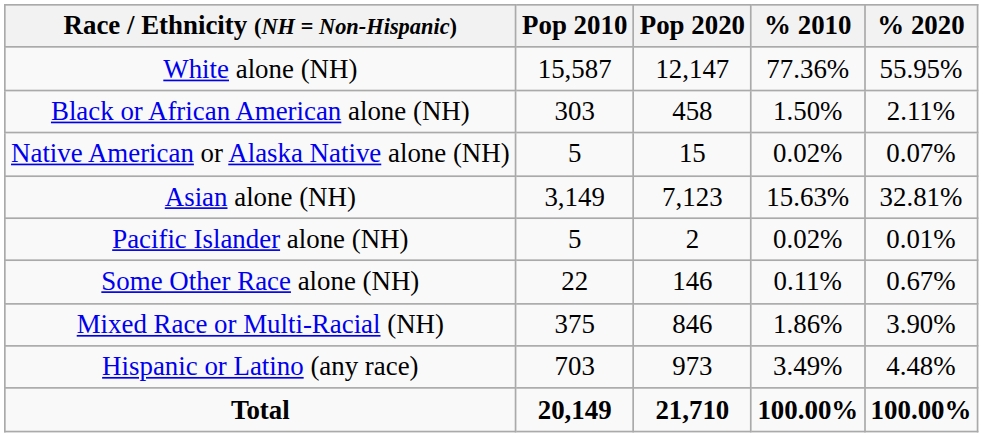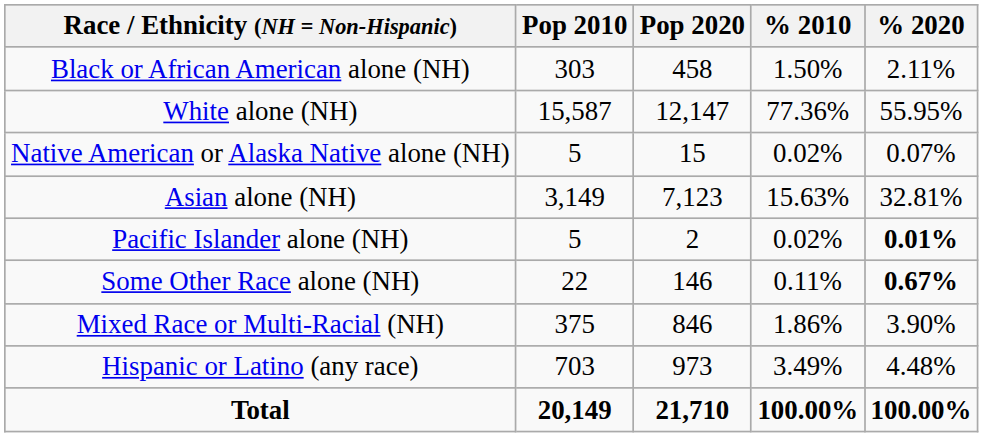rows swapped: (260, 68) <-> (260, 111)
(921, 238) normal -> (921, 238) bold
(921, 281) normal -> (921, 281) bold
